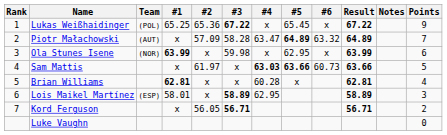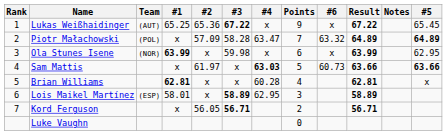columns swapped: (297, 11) <-> (424, 11)
(149, 26) (POL) -> (149, 26) (AUT)
(149, 40) (AUT) -> (149, 40) (POL)
